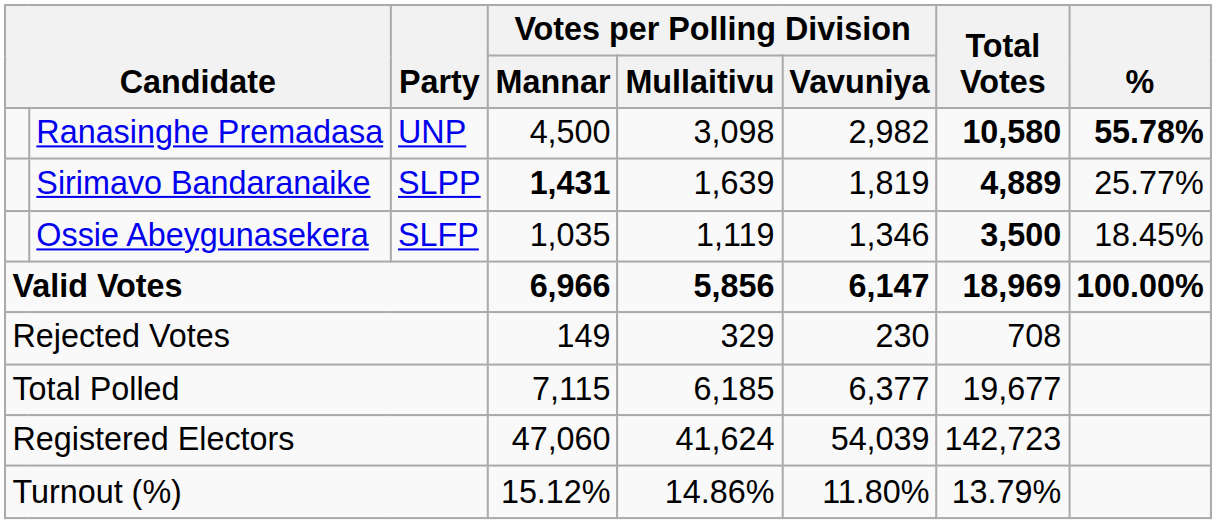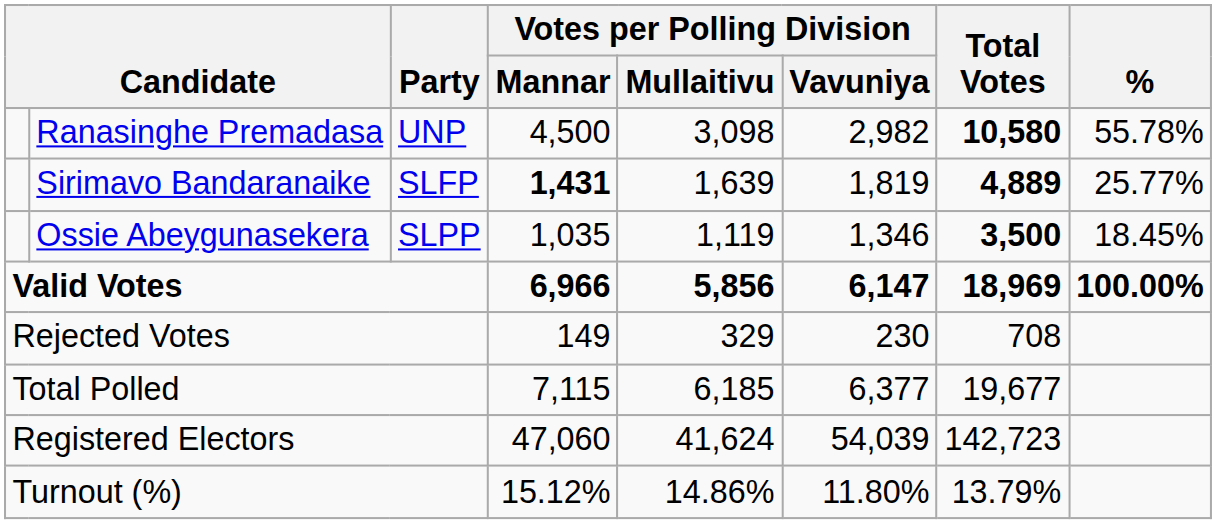(1149, 132) bold -> (1149, 132) normal
(439, 183) SLPP -> (438, 183) SLFP
(438, 235) SLFP -> (439, 235) SLPP
